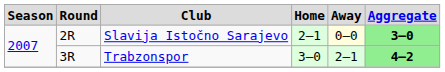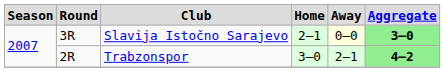(67, 36) 2R -> (67, 36) 3R
(67, 56) 3R -> (67, 56) 2R
